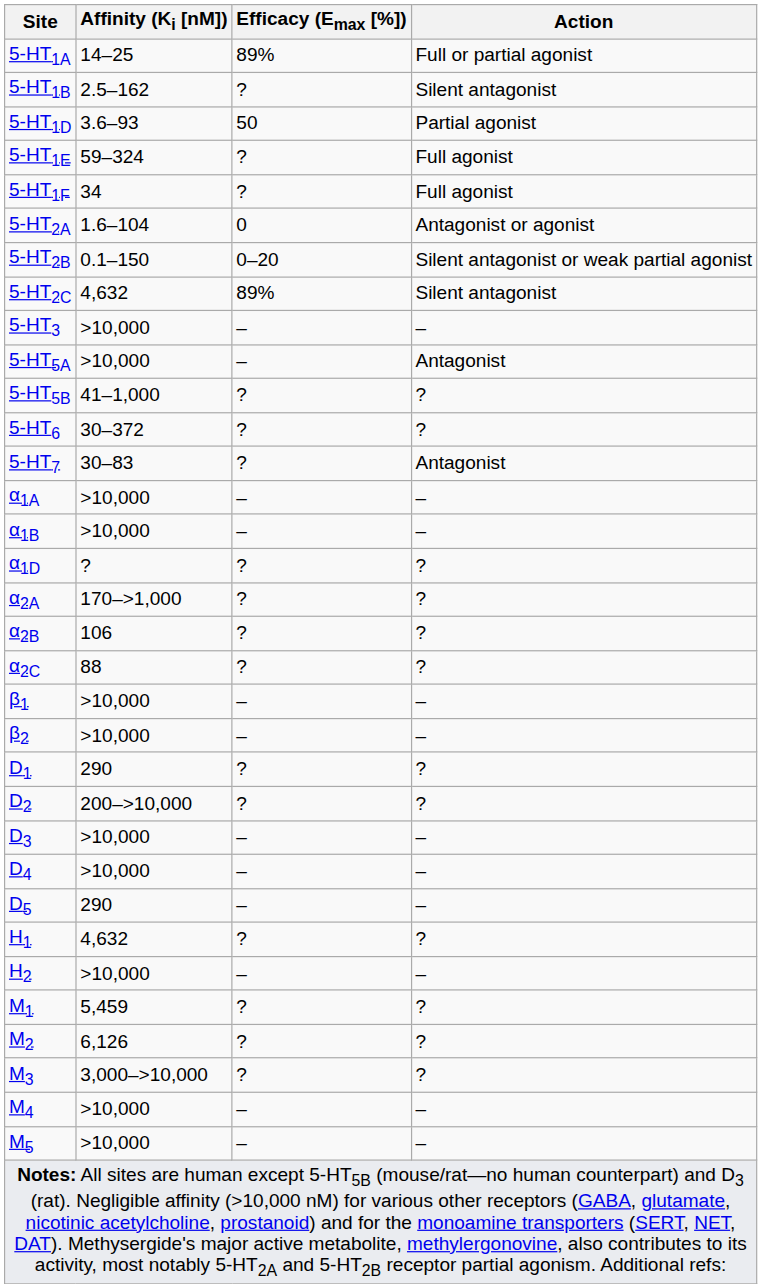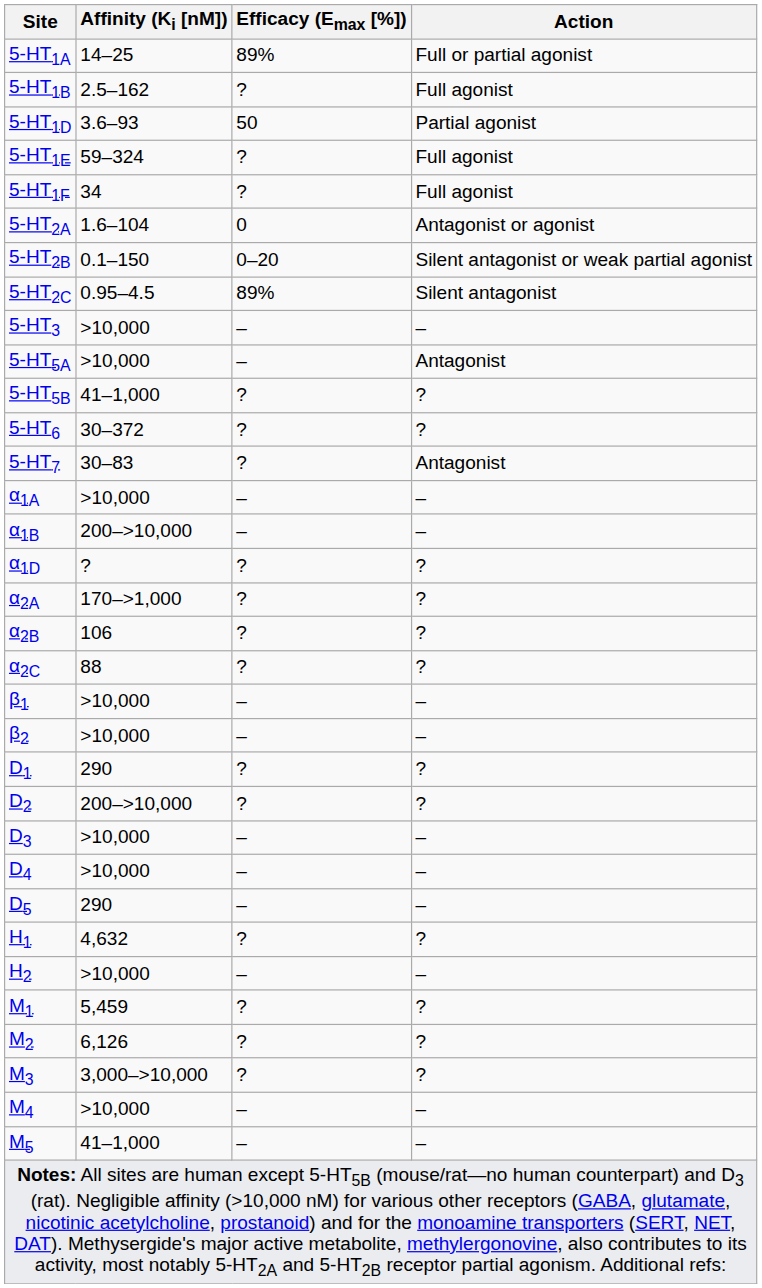(486, 89) Silent antagonist -> (464, 89) Full agonist
(104, 293) 4,632 -> (117, 293) 0.95–4.5
(115, 531) >10,000 -> (136, 531) 200–>10,000
(115, 1143) >10,000 -> (120, 1143) 41–1,000
